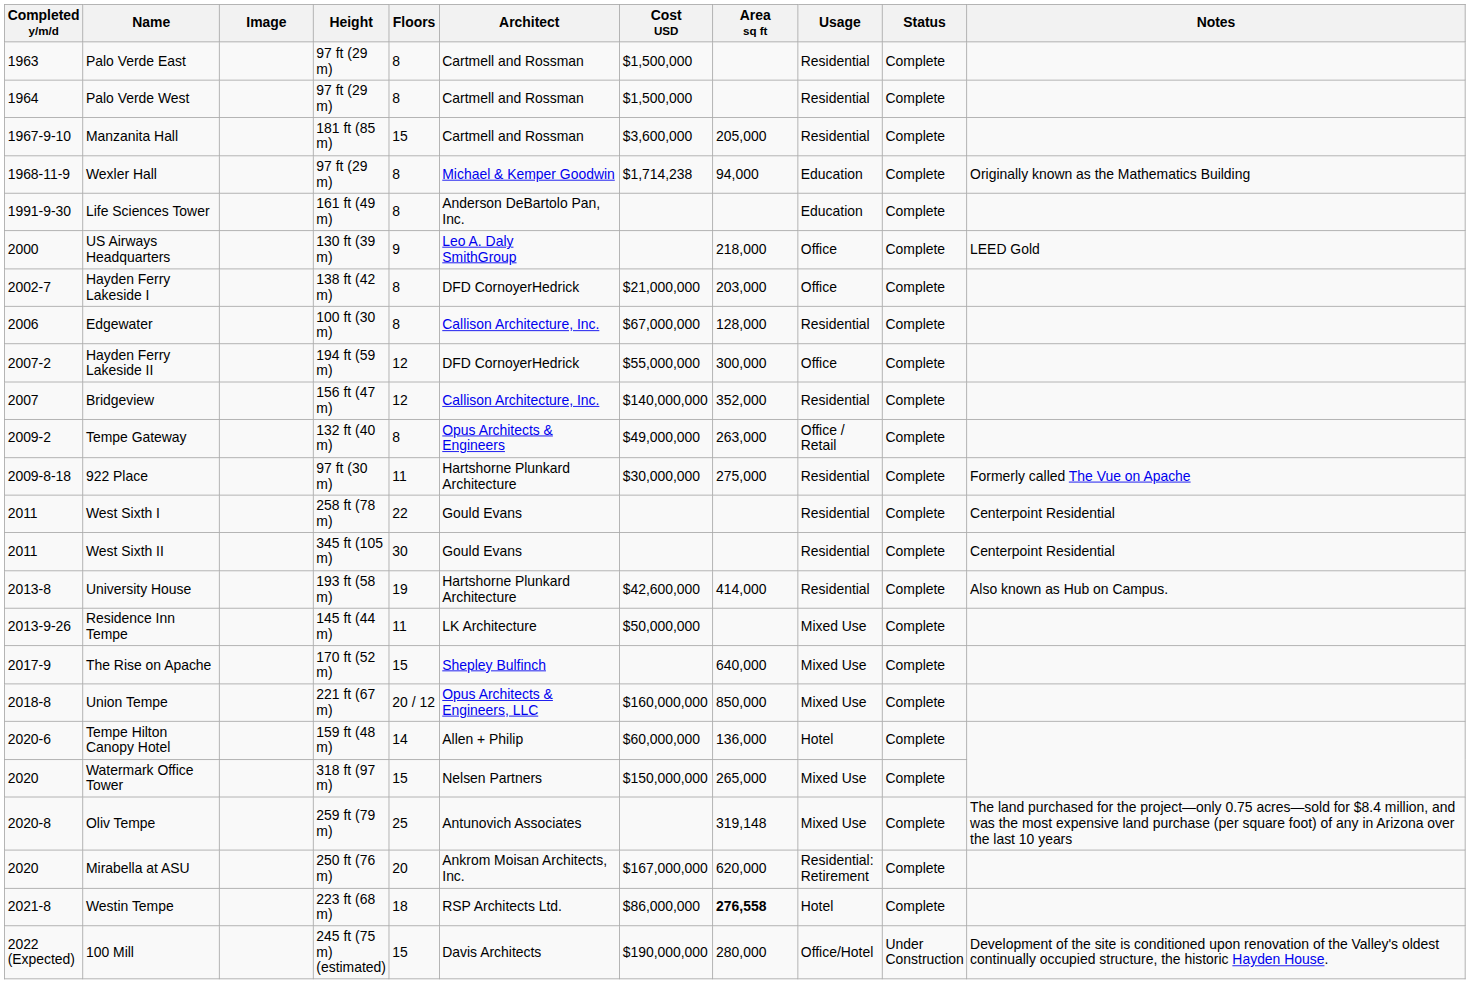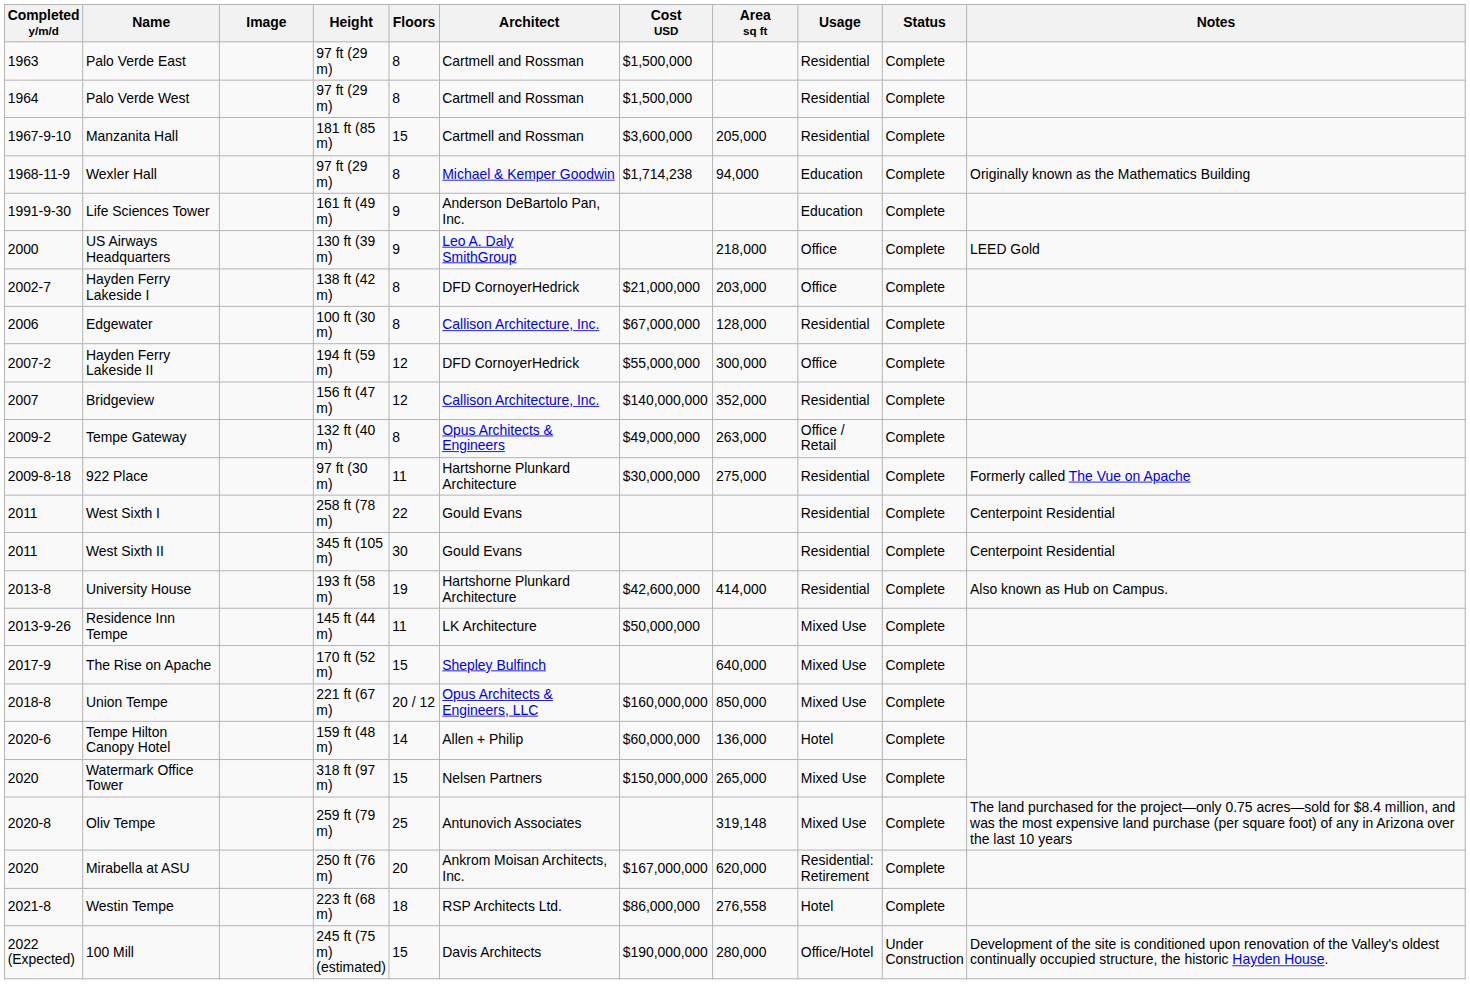(396, 212) 8 -> (396, 212) 9
(741, 906) bold -> (741, 906) normal
